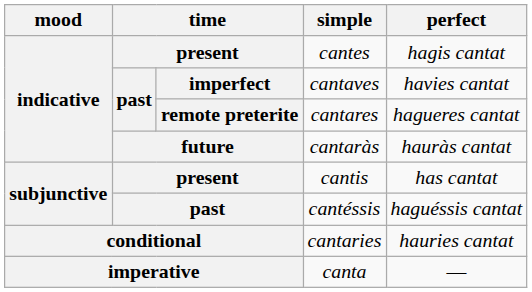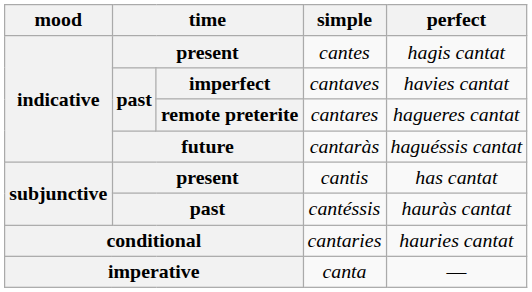(456, 146) hauràs cantat -> (456, 146) haguéssis cantat
(456, 209) haguéssis cantat -> (456, 209) hauràs cantat
